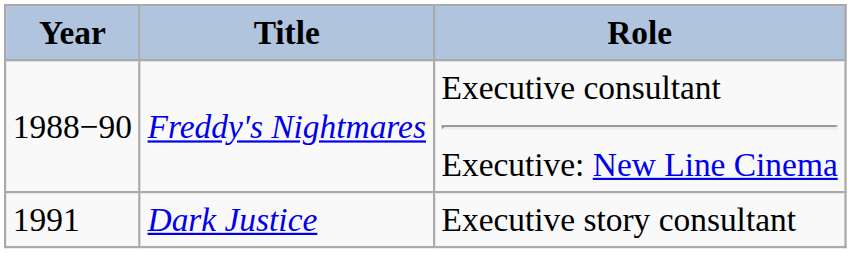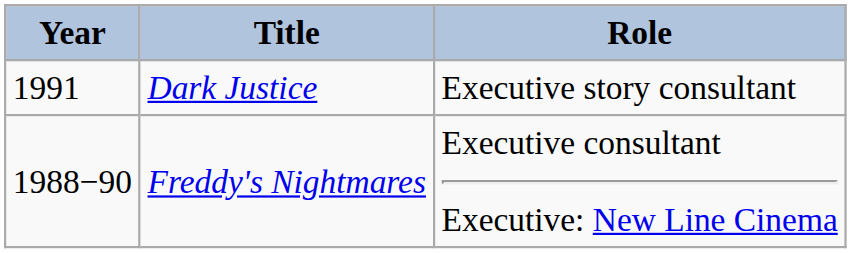rows swapped: (287, 126) <-> (232, 219)
